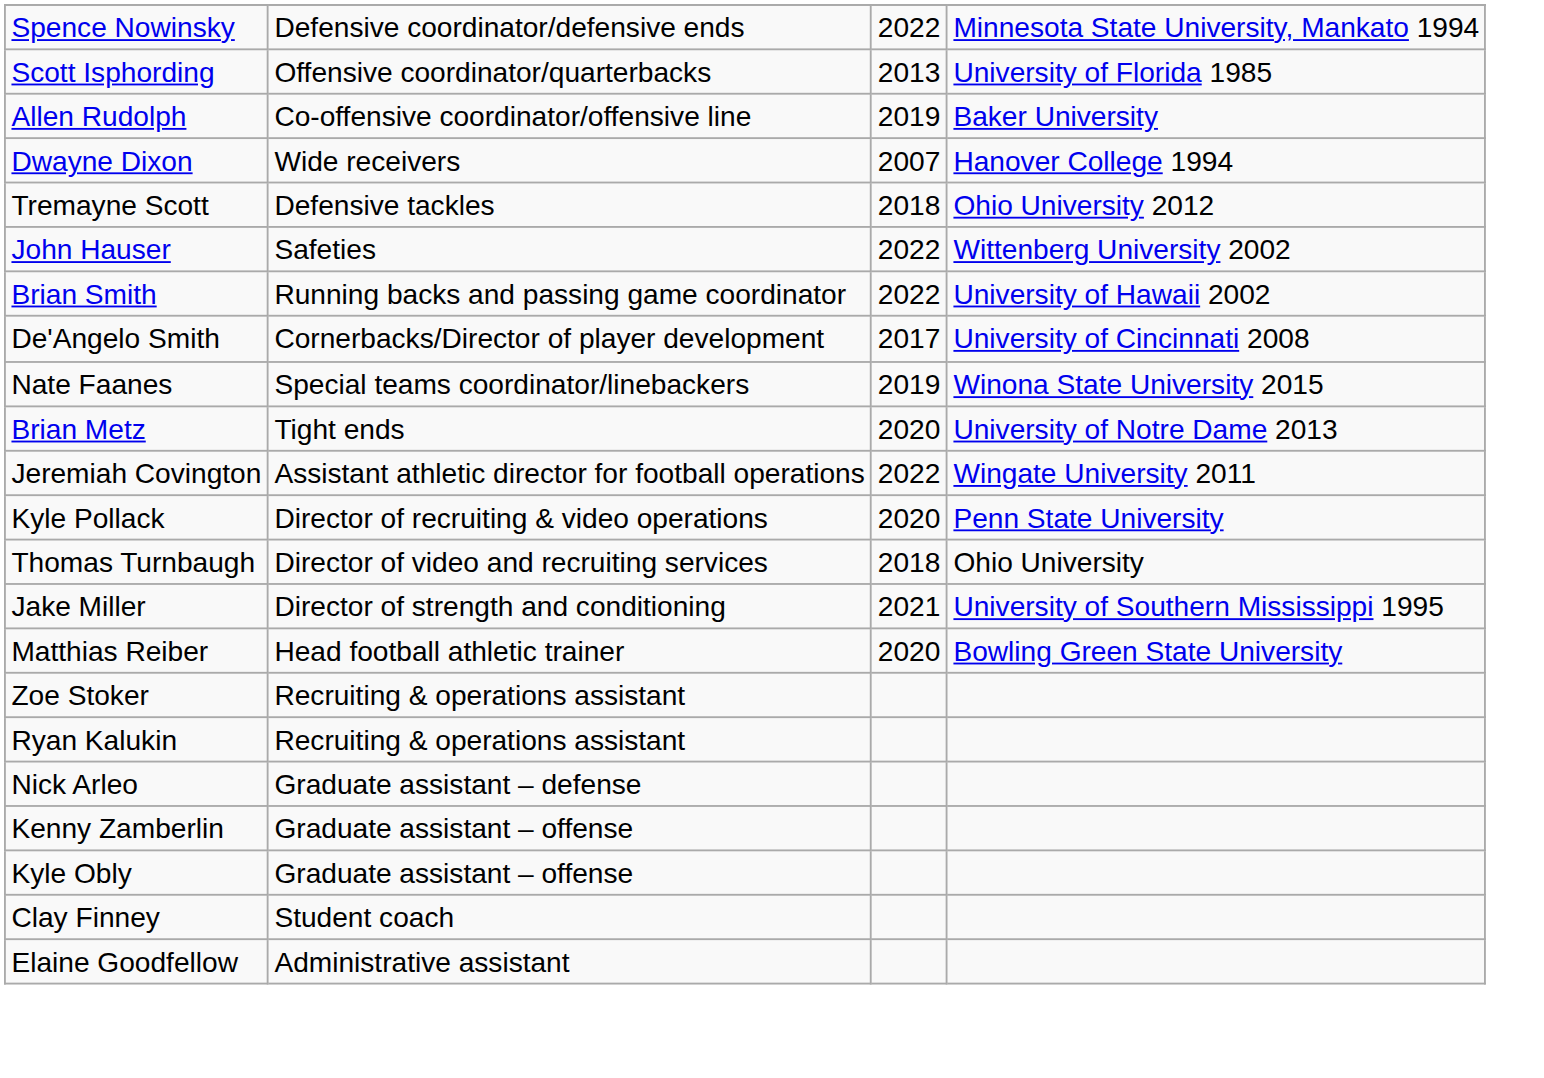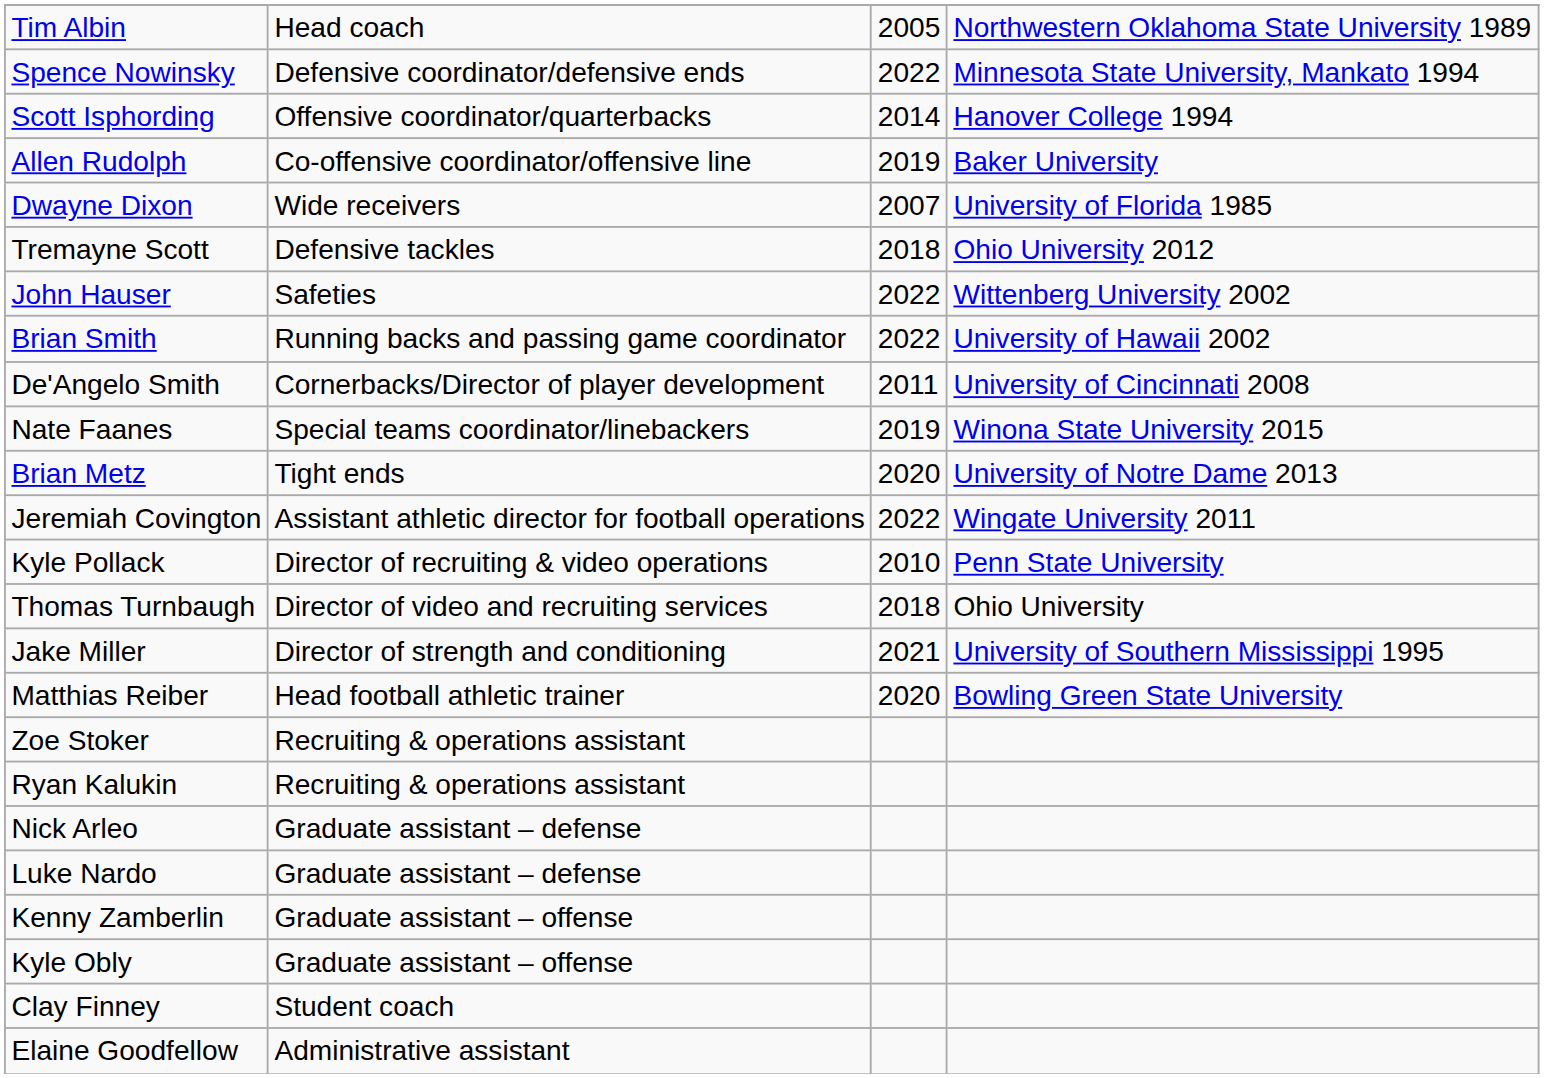+ row: (69, 27)
(909, 72) 2013 -> (909, 116) 2014
(1113, 72) University of Florida 1985 -> (1093, 116) Hanover College 1994
(1093, 161) Hanover College 1994 -> (1113, 205) University of Florida 1985
(909, 339) 2017 -> (908, 383) 2011
(909, 517) 2020 -> (909, 562) 2010
+ row: (84, 873)
